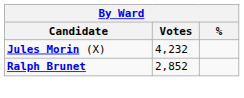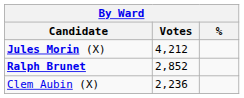(171, 49) 4,232 -> (171, 49) 4,212
+ row: (53, 85)
